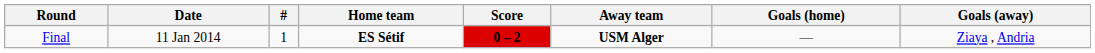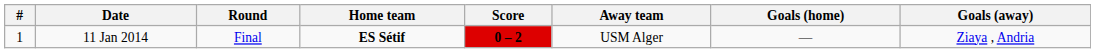columns swapped: (284, 15) <-> (56, 15)
(631, 37) bold -> (632, 37) normal
